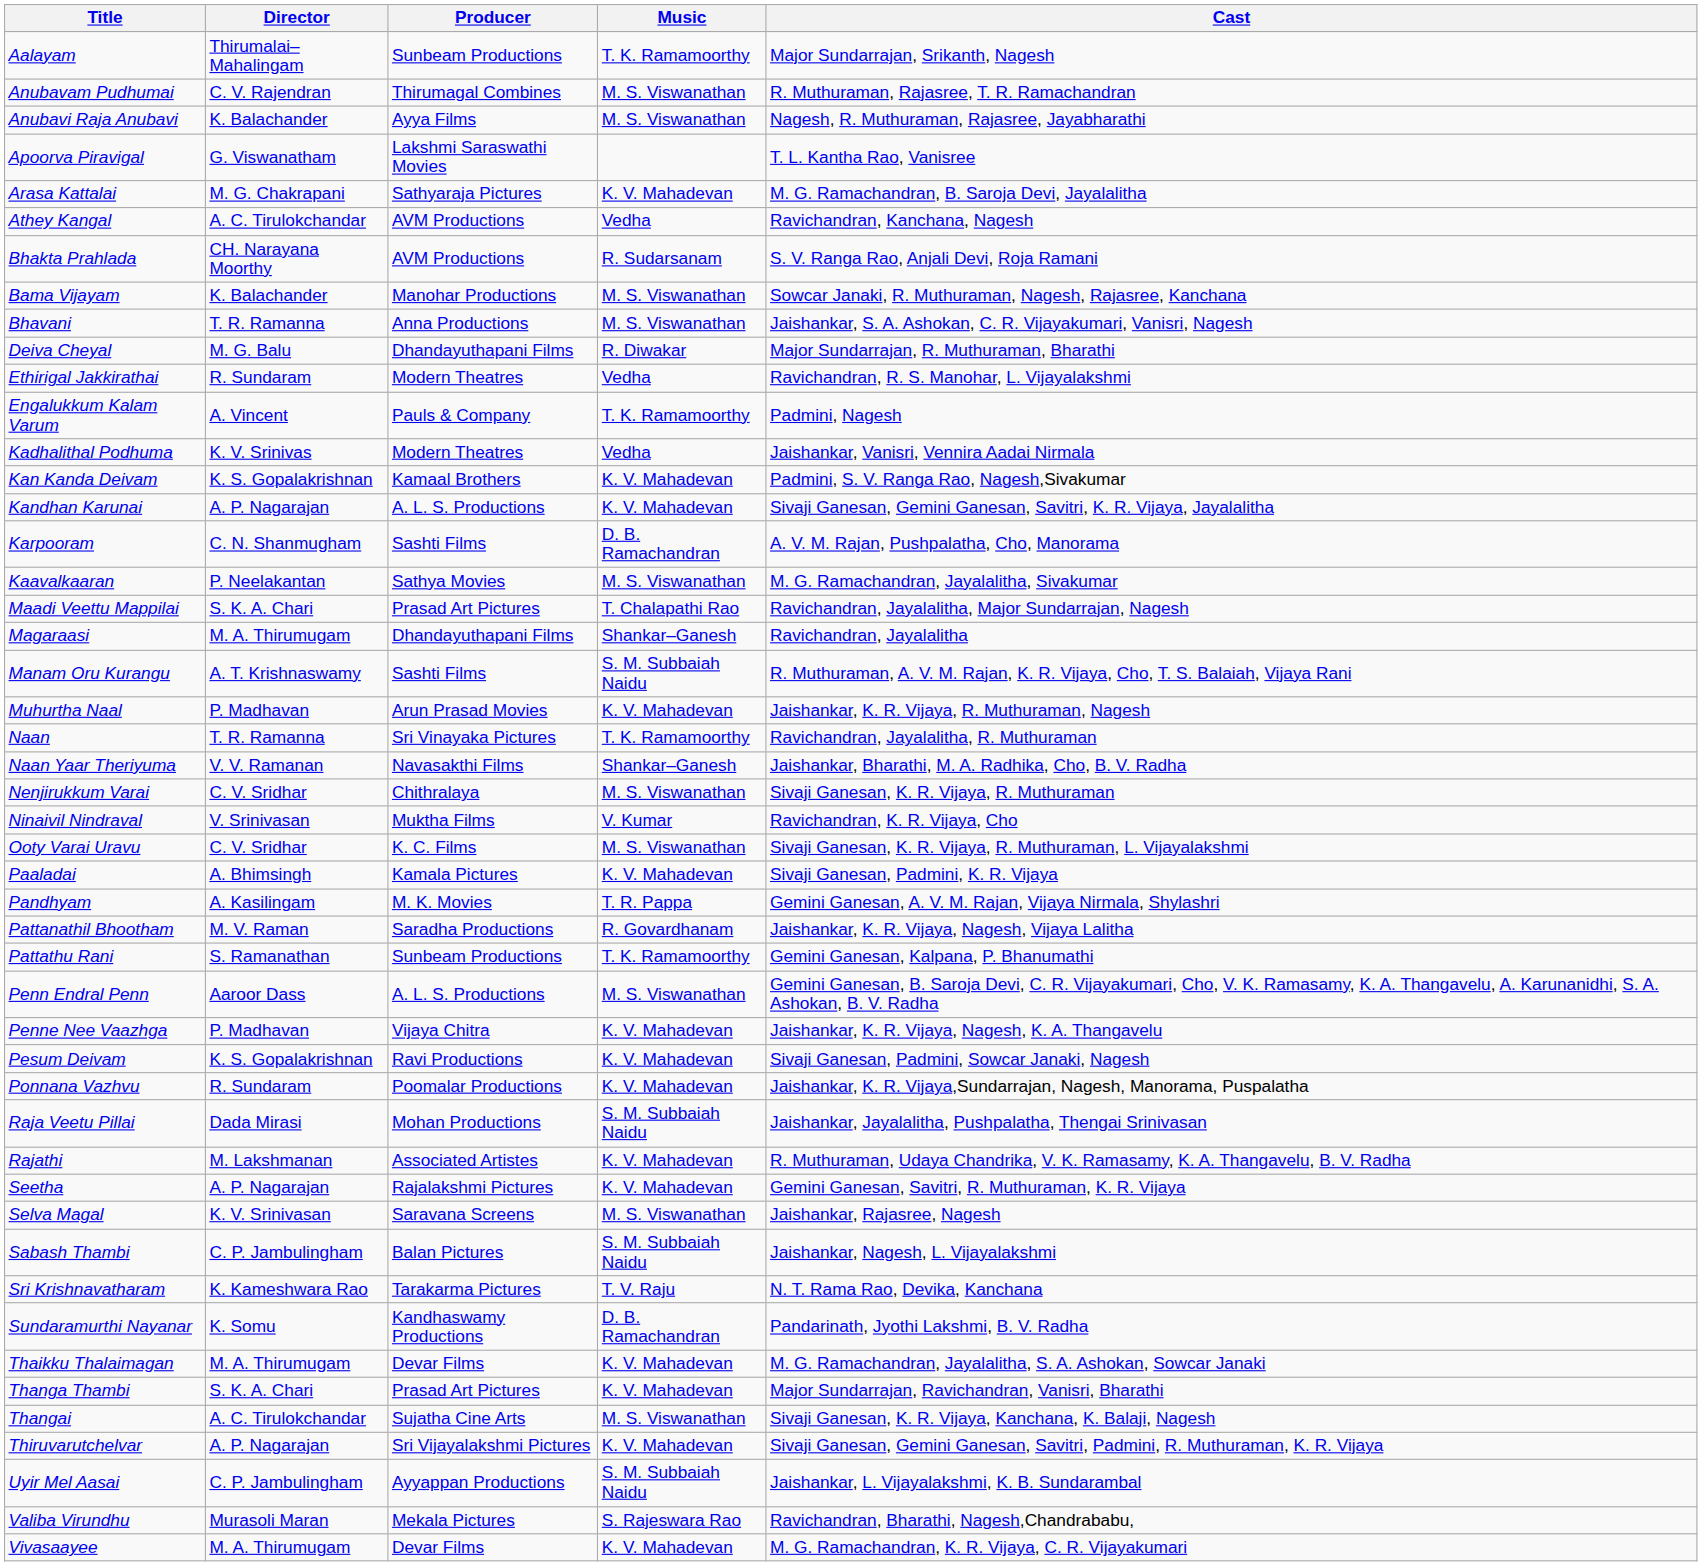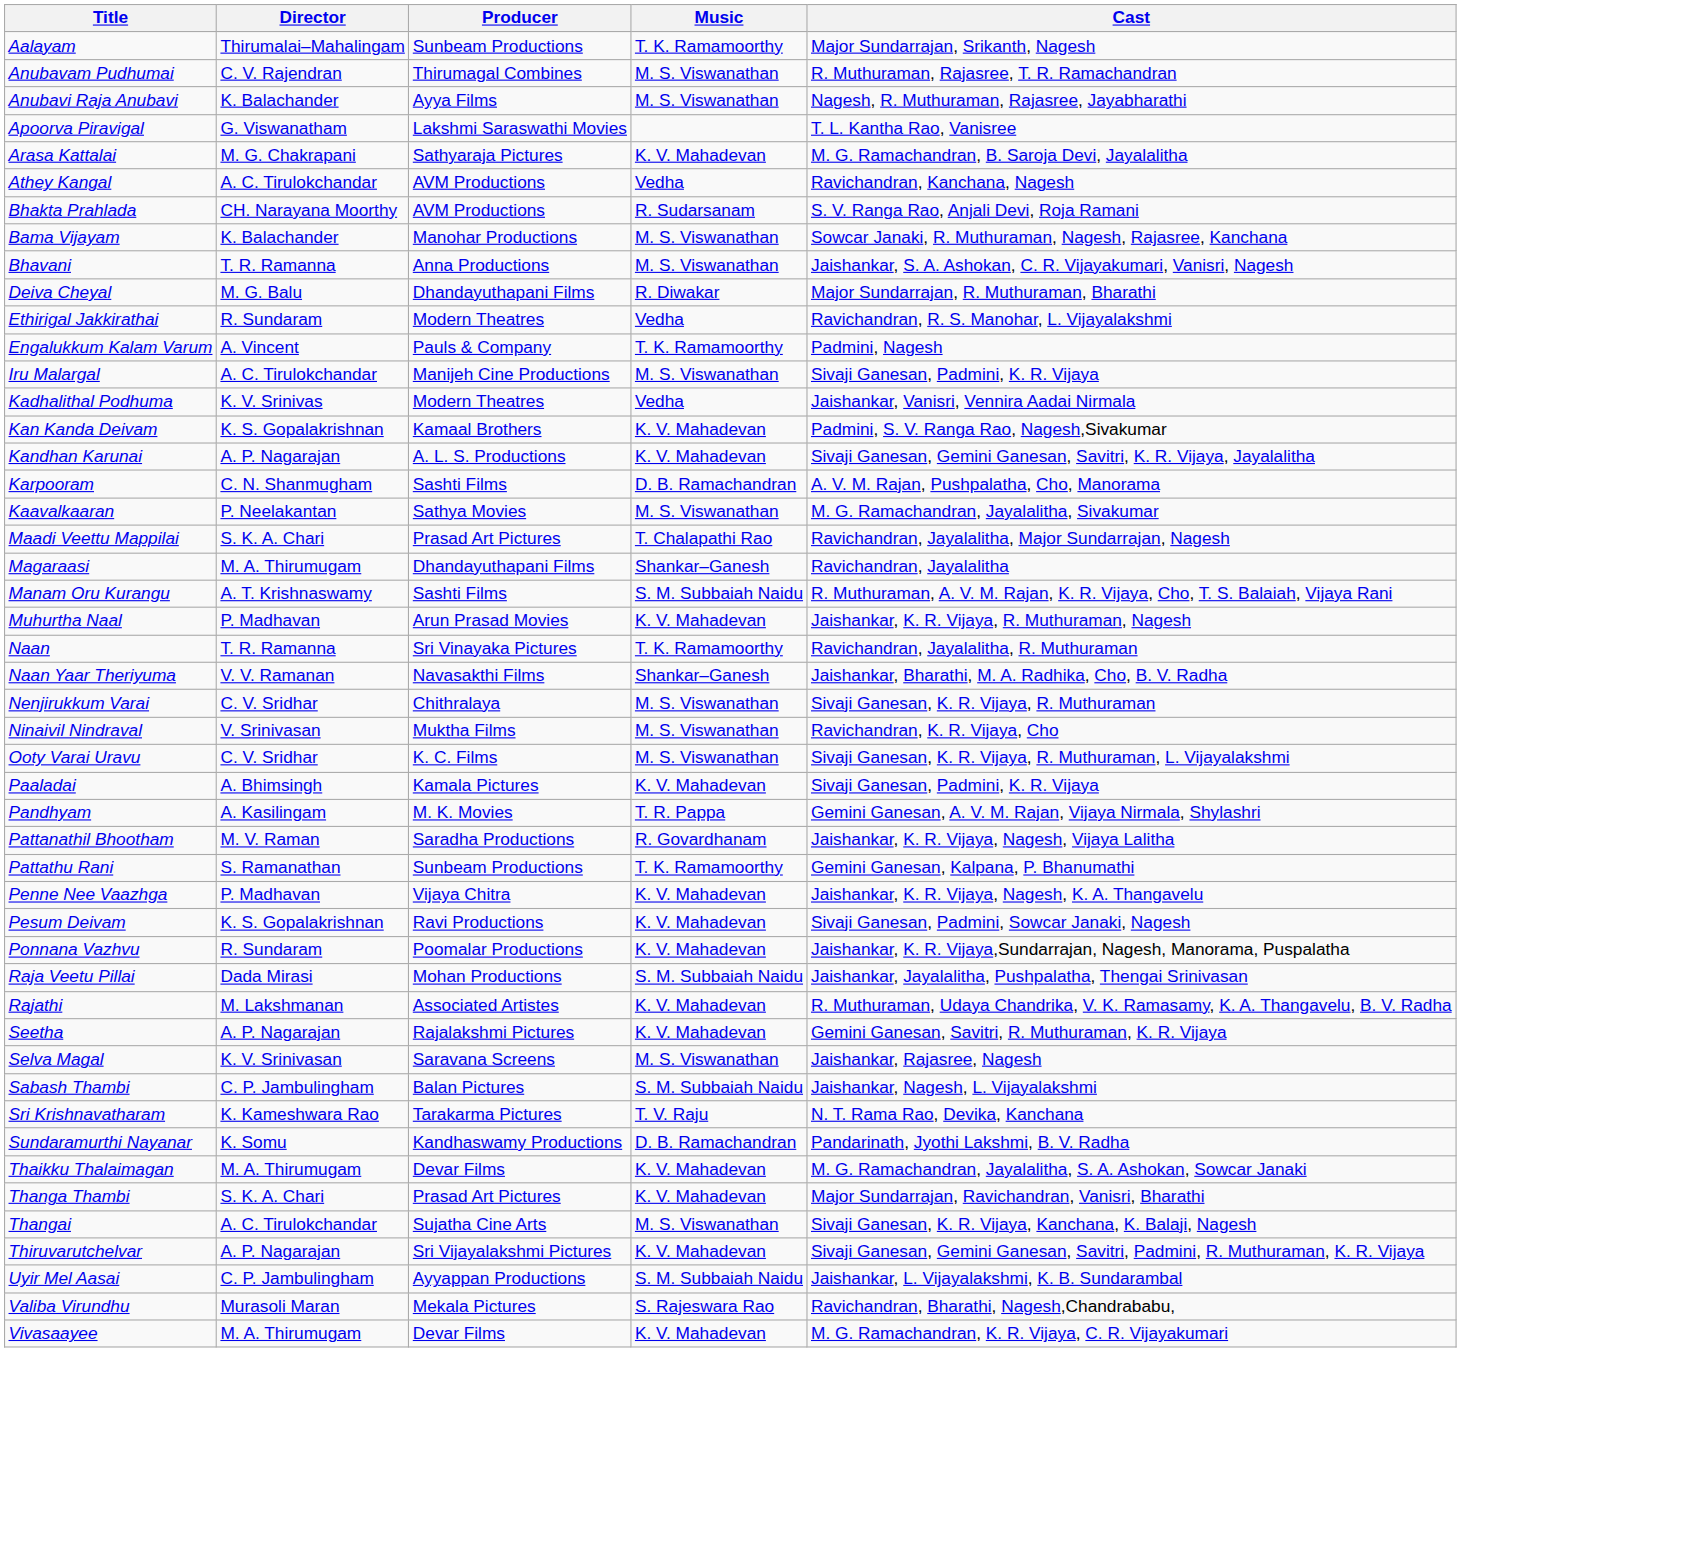+ row: (54, 374)
(637, 819) V. Kumar -> (707, 730) M. S. Viswanathan
- row: (79, 994)
